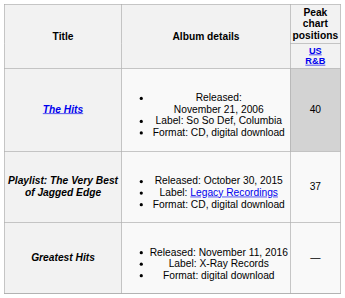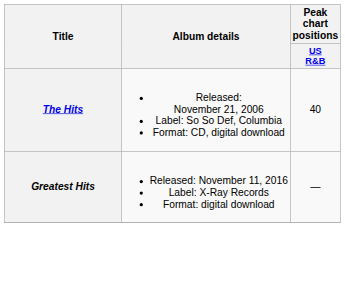(315, 109) lightgrey background -> (315, 109) no background
- row: (63, 187)
